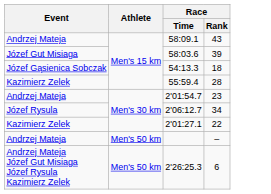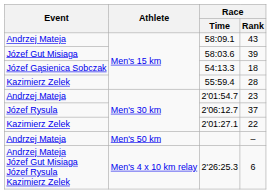(217, 110) 34 -> (253, 110) 37
(136, 168) Men's 50 km -> (154, 168) Men's 4 x 10 km relay
